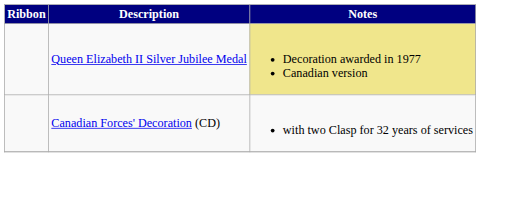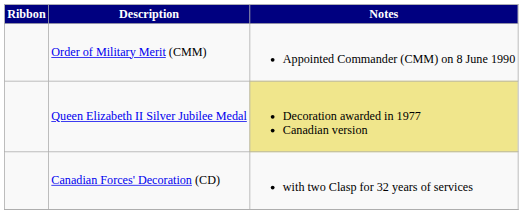+ row: (129, 52)
